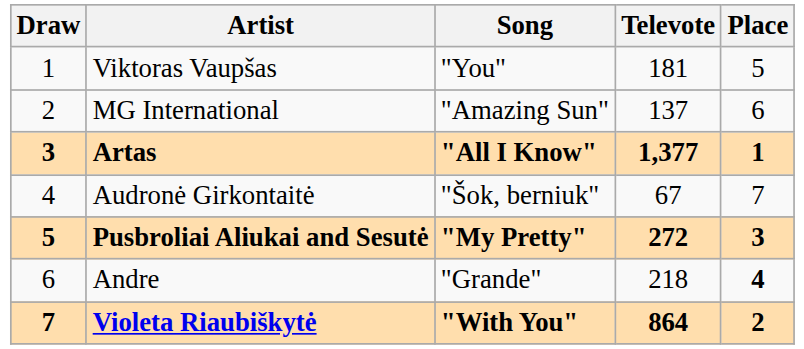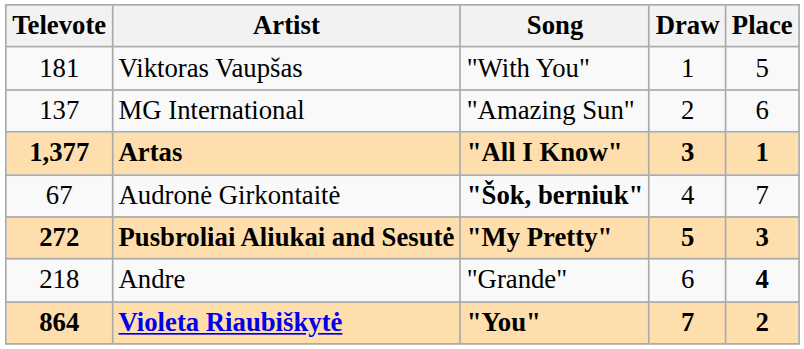columns swapped: (48, 25) <-> (668, 25)
(473, 68) "You" -> (528, 68) "With You"
(520, 195) normal -> (555, 195) bold
(510, 322) "With You" -> (504, 322) "You"
